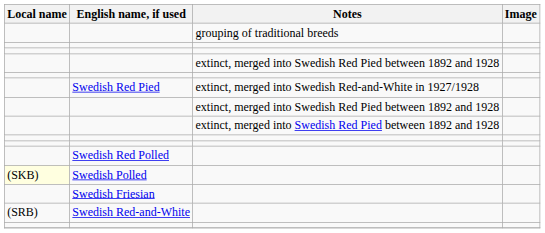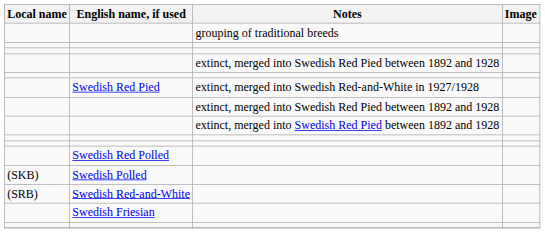(23, 174) lightyellow background -> (23, 174) no background
rows swapped: (114, 193) <-> (131, 212)
